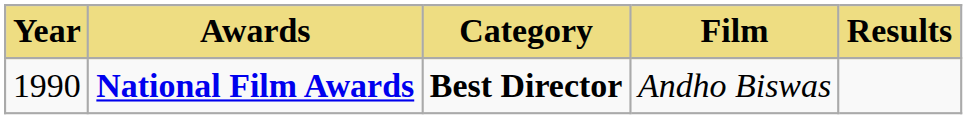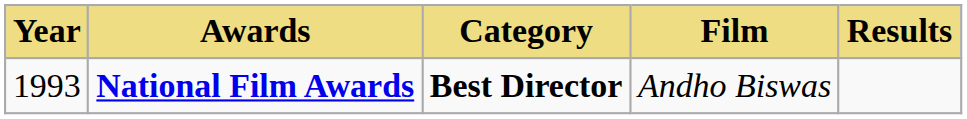(47, 85) 1990 -> (47, 85) 1993
